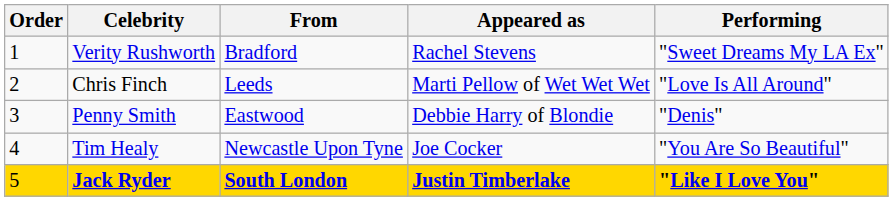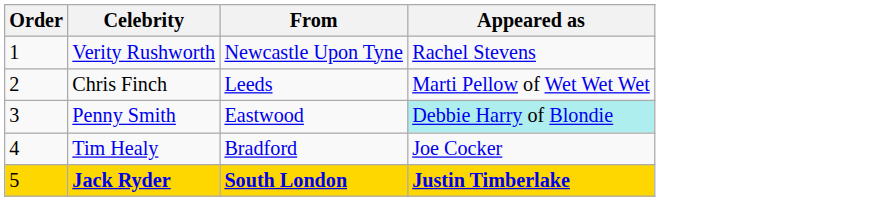- column: (771, 20)
(261, 52) Bradford -> (314, 52) Newcastle Upon Tyne
(513, 116) no background -> (513, 116) paleturquoise background
(314, 148) Newcastle Upon Tyne -> (261, 148) Bradford
